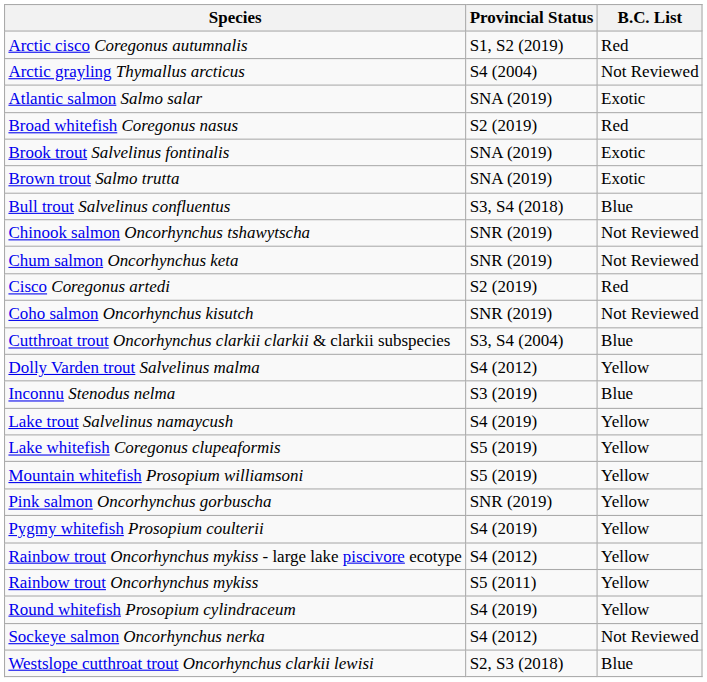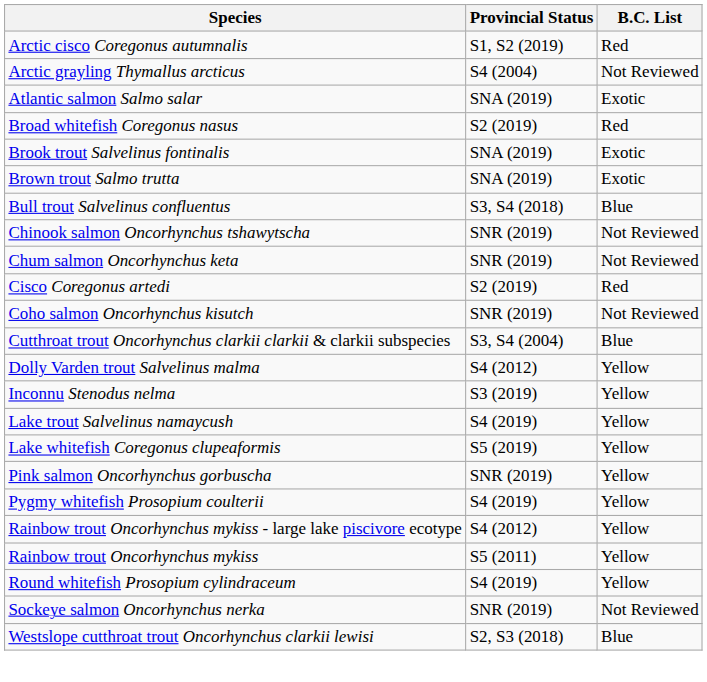(617, 394) Blue -> (625, 394) Yellow
- row: (156, 475)
(503, 636) S4 (2012) -> (511, 609) SNR (2019)
